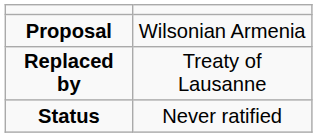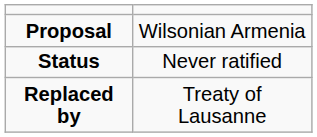rows swapped: (69, 116) <-> (69, 73)
